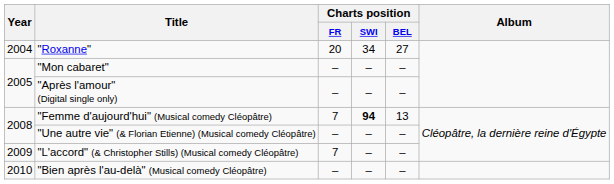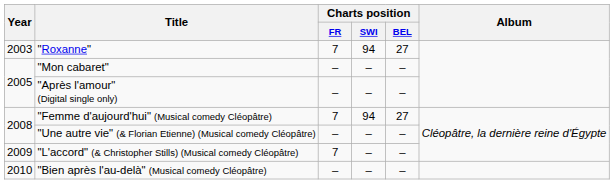(20, 49) 2004 -> (20, 49) 2003
(335, 49) 20 -> (335, 49) 7
(369, 49) 34 -> (369, 49) 94
(369, 116) bold -> (369, 116) normal
(402, 116) 13 -> (402, 116) 27
